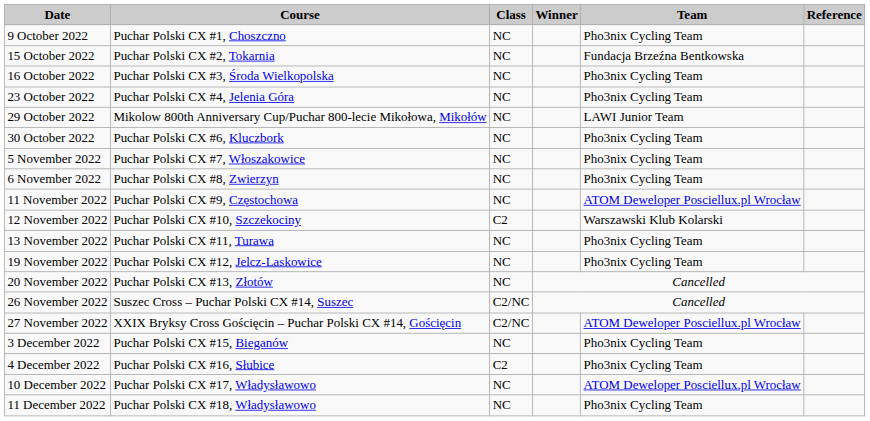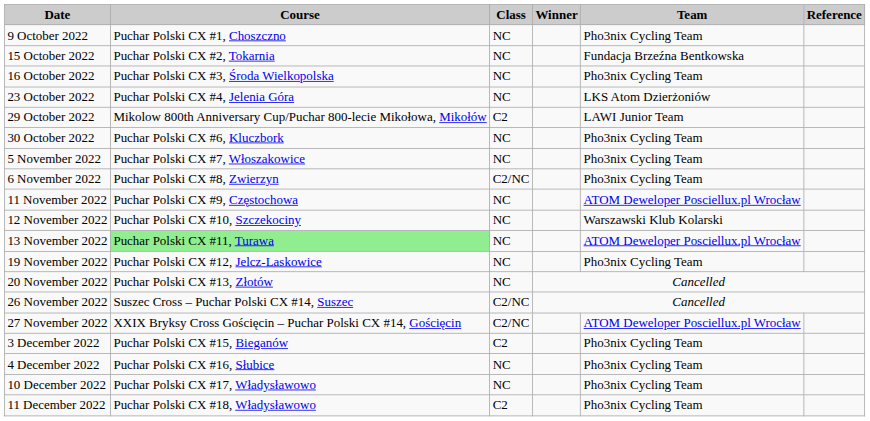(643, 96) Pho3nix Cycling Team -> (647, 96) LKS Atom Dzierżoniów
(502, 117) NC -> (500, 117) C2
(502, 179) NC -> (511, 179) C2/NC
(500, 220) C2 -> (502, 220) NC
(194, 240) no background -> (194, 240) lightgreen background
(643, 240) Pho3nix Cycling Team -> (692, 240) ATOM Deweloper Posciellux.pl Wrocław
(502, 343) NC -> (500, 343) C2
(500, 364) C2 -> (502, 364) NC
(692, 384) ATOM Deweloper Posciellux.pl Wrocław -> (643, 384) Pho3nix Cycling Team
(502, 405) NC -> (500, 405) C2
